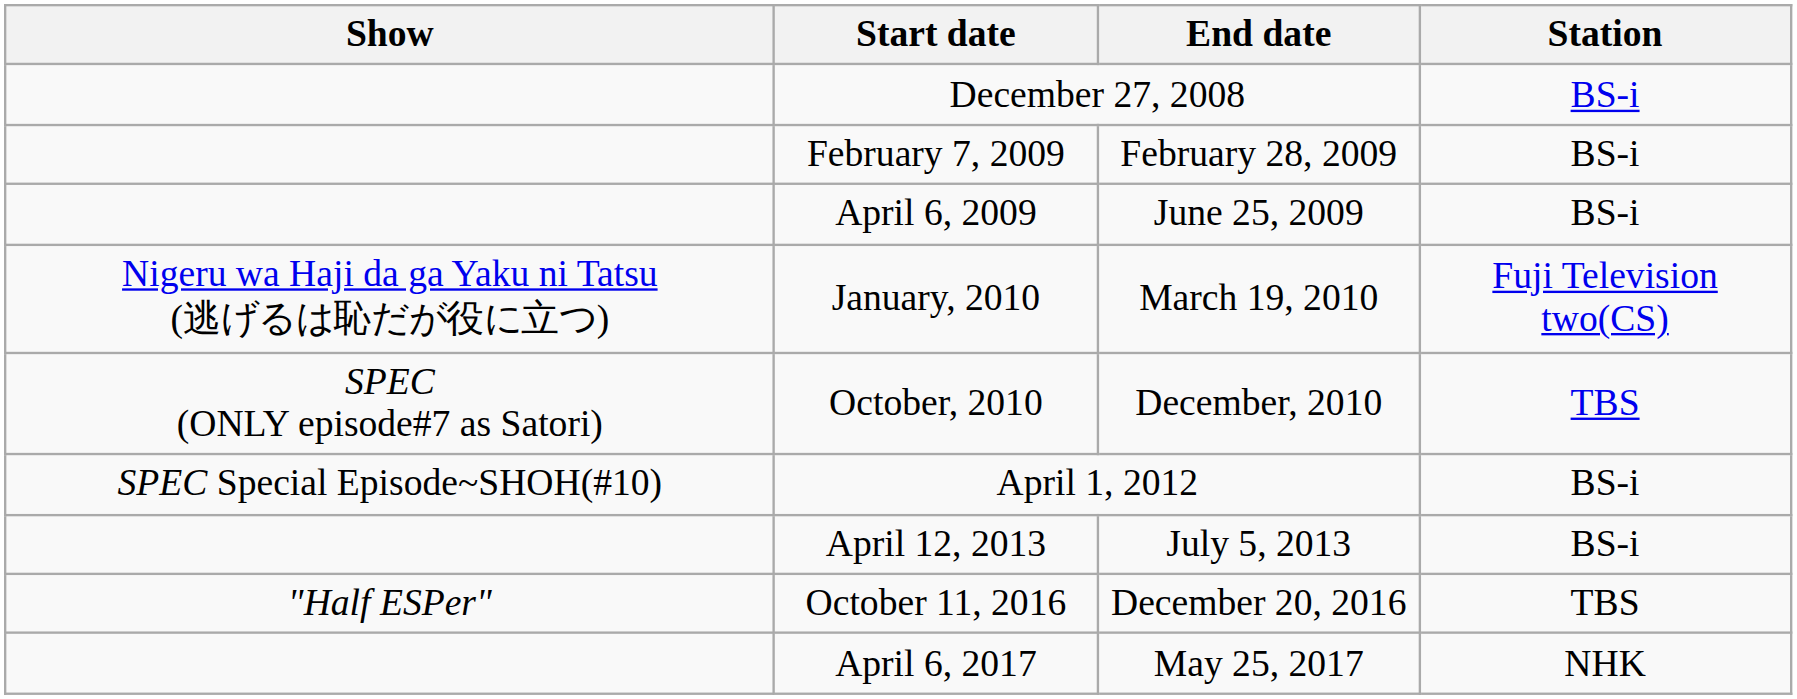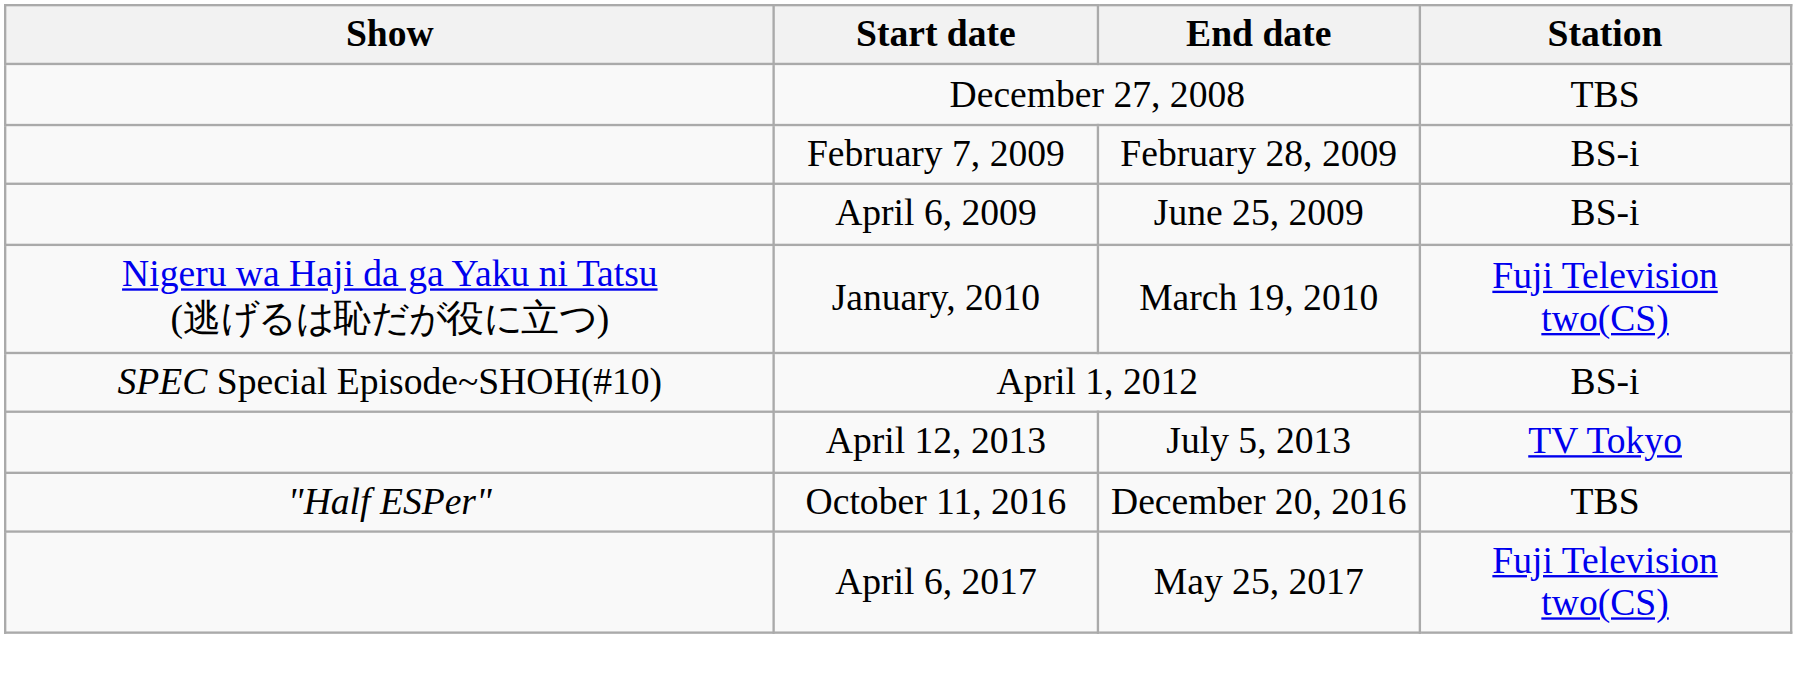(1605, 93) BS-i -> (1605, 93) TBS
- row: (936, 402)
(1605, 543) BS-i -> (1605, 441) TV Tokyo
(1605, 662) NHK -> (1605, 581) Fuji Television two(CS)
